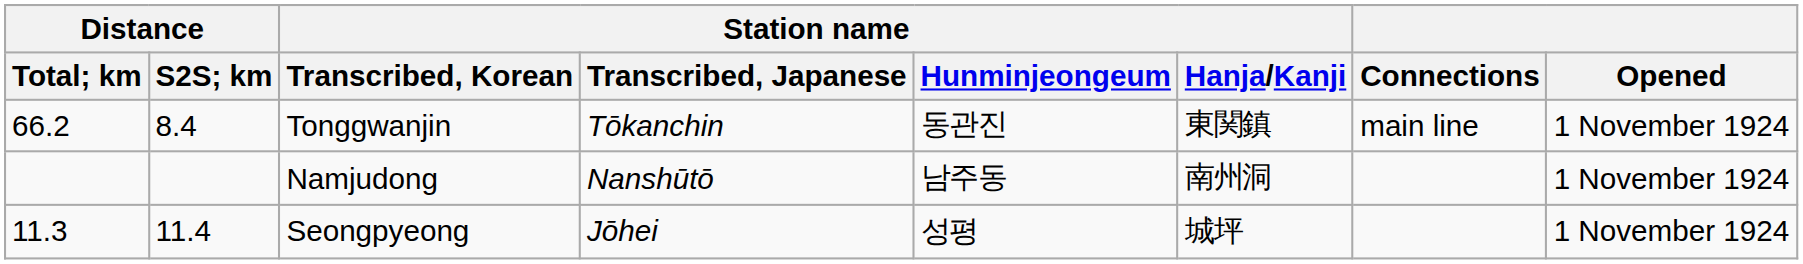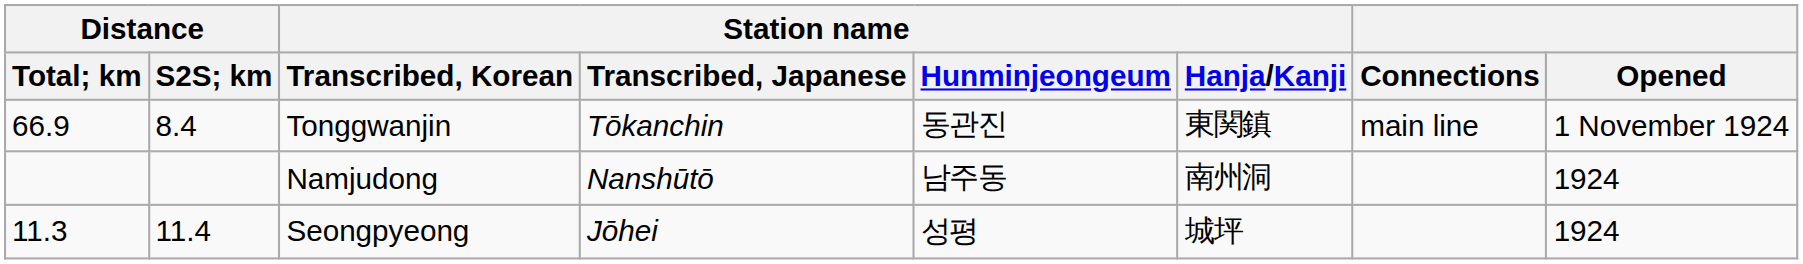(41, 126) 66.2 -> (41, 126) 66.9
(1671, 179) 1 November 1924 -> (1587, 179) 1924
(1671, 232) 1 November 1924 -> (1587, 232) 1924
